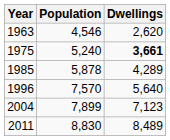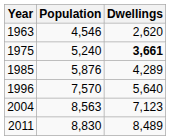(86, 70) 5,878 -> (86, 70) 5,876
(86, 107) 7,899 -> (86, 107) 8,563
